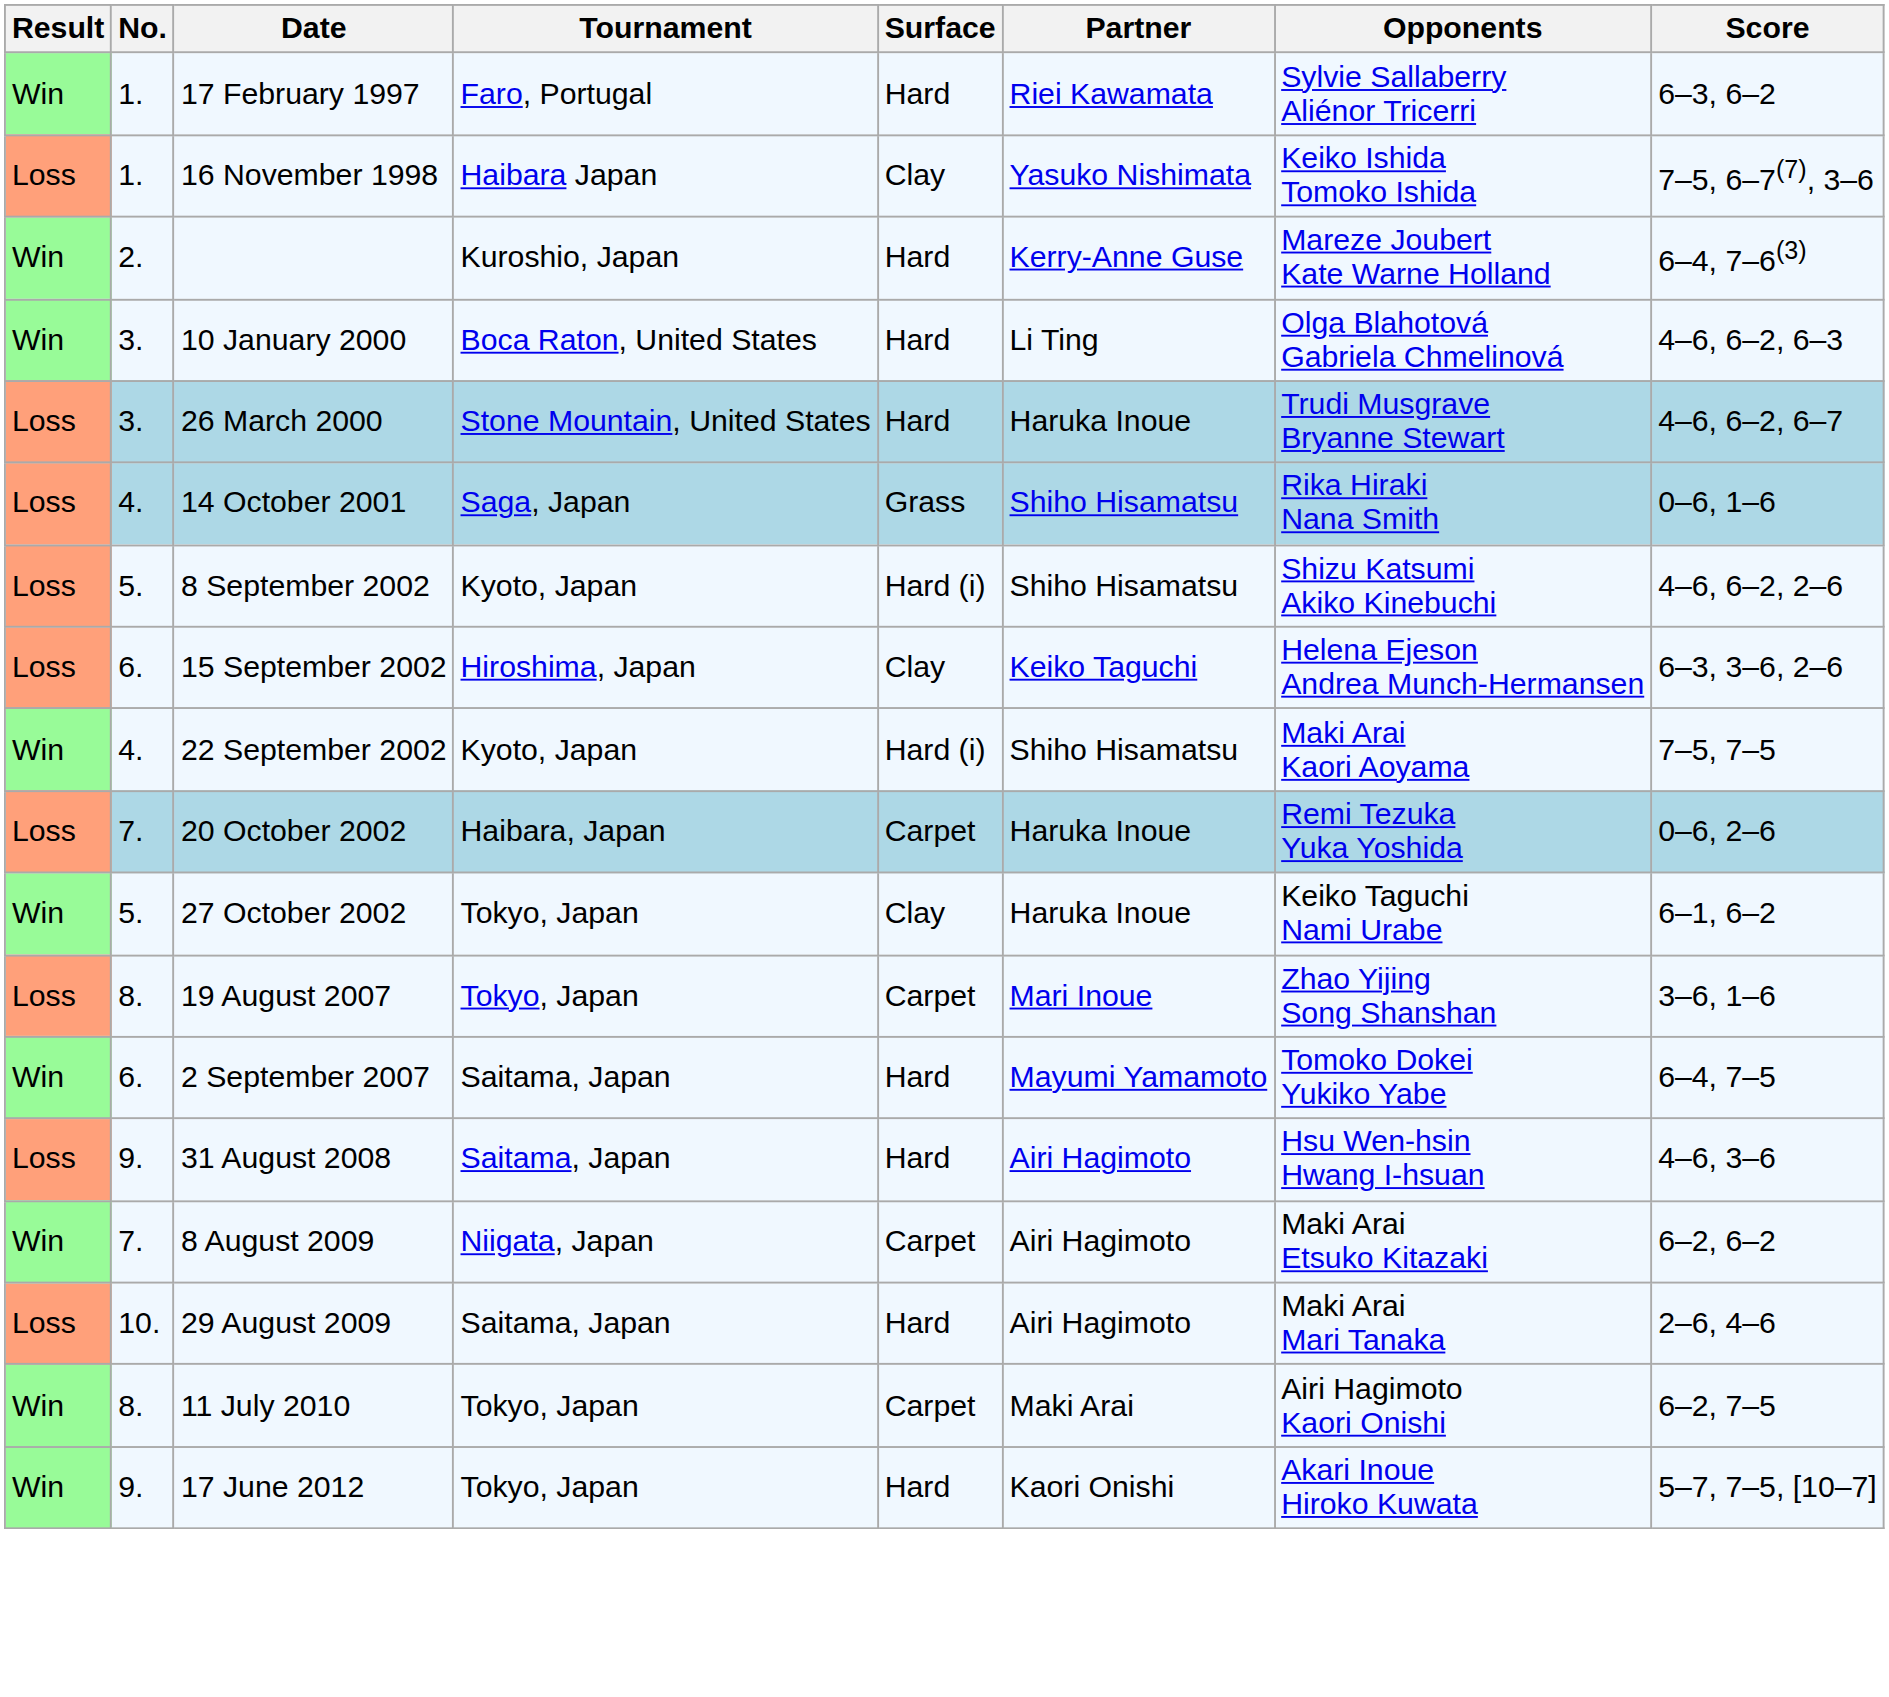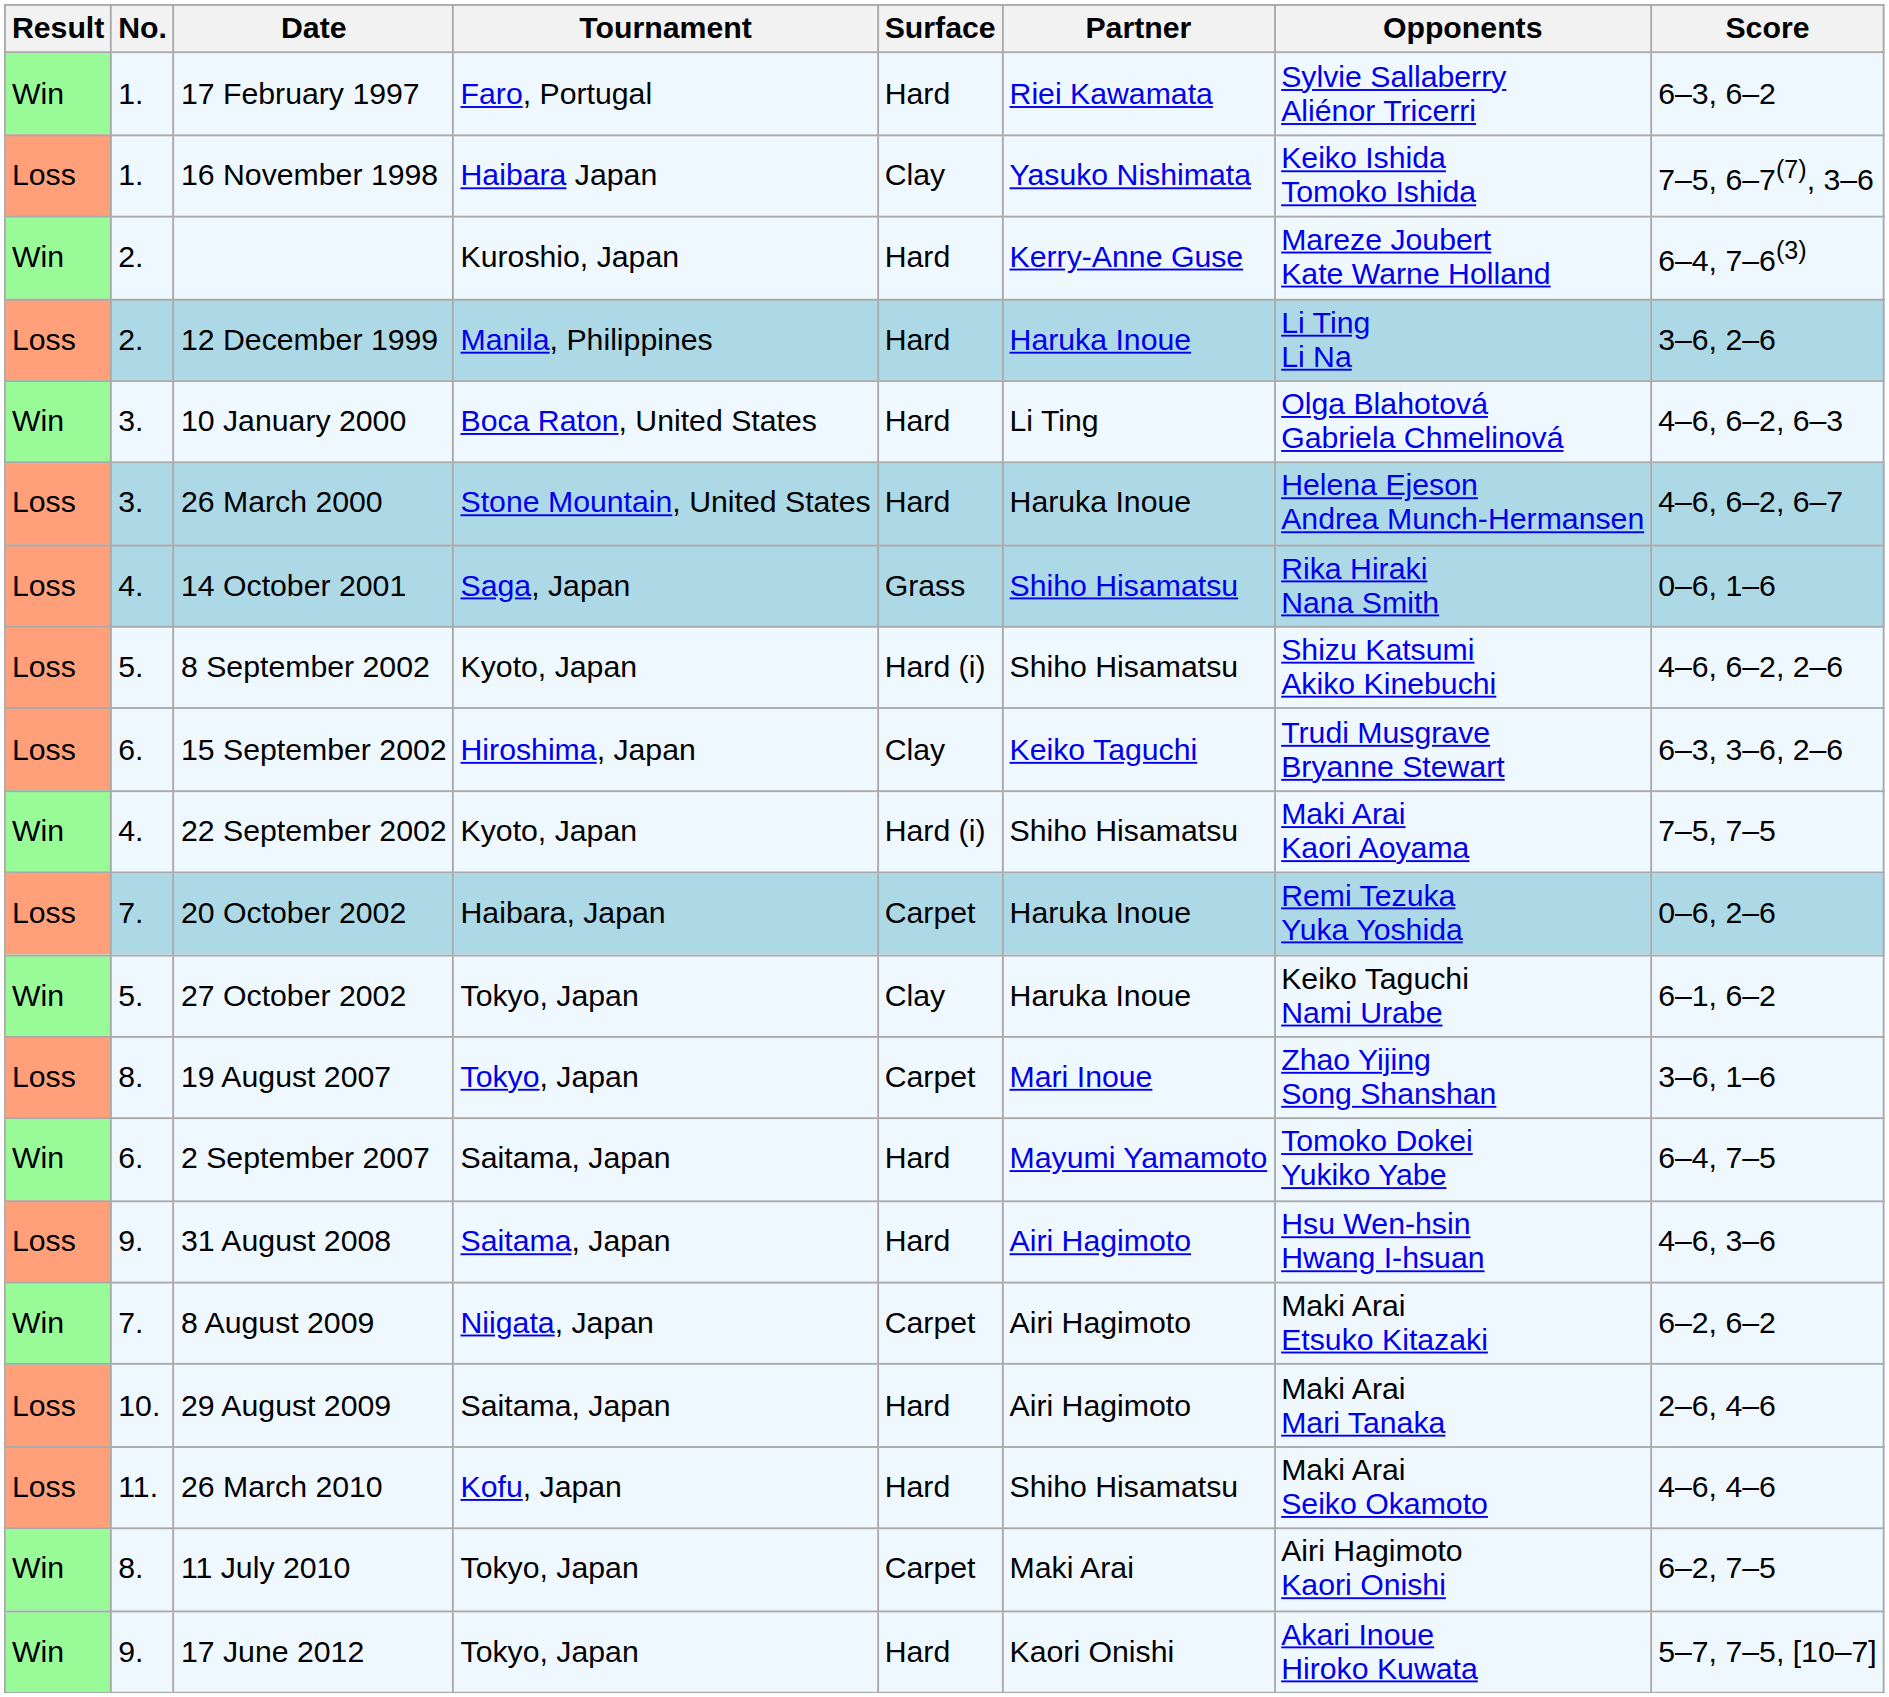+ row: (310, 339)
(1393, 421) Trudi Musgrave Bryanne Stewart -> (1463, 503) Helena Ejeson Andrea Munch-Hermansen
(1463, 667) Helena Ejeson Andrea Munch-Hermansen -> (1393, 749) Trudi Musgrave Bryanne Stewart
+ row: (282, 1487)
